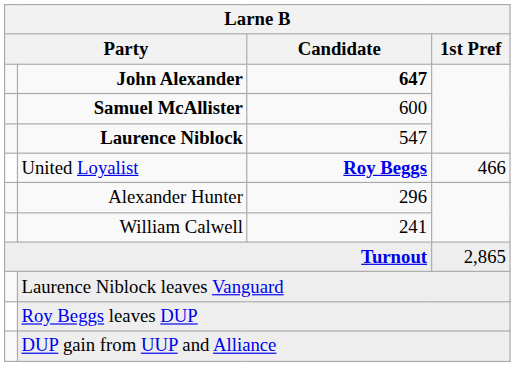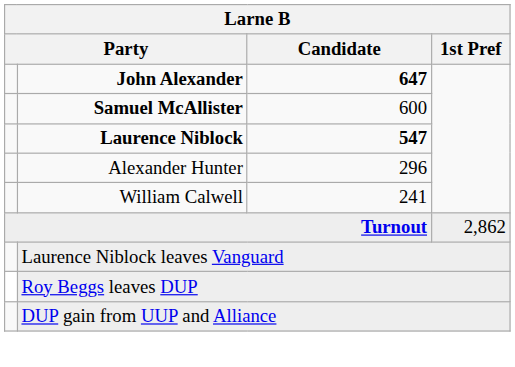(413, 138) normal -> (413, 138) bold
- row: (80, 167)
(485, 256) 2,865 -> (485, 227) 2,862
